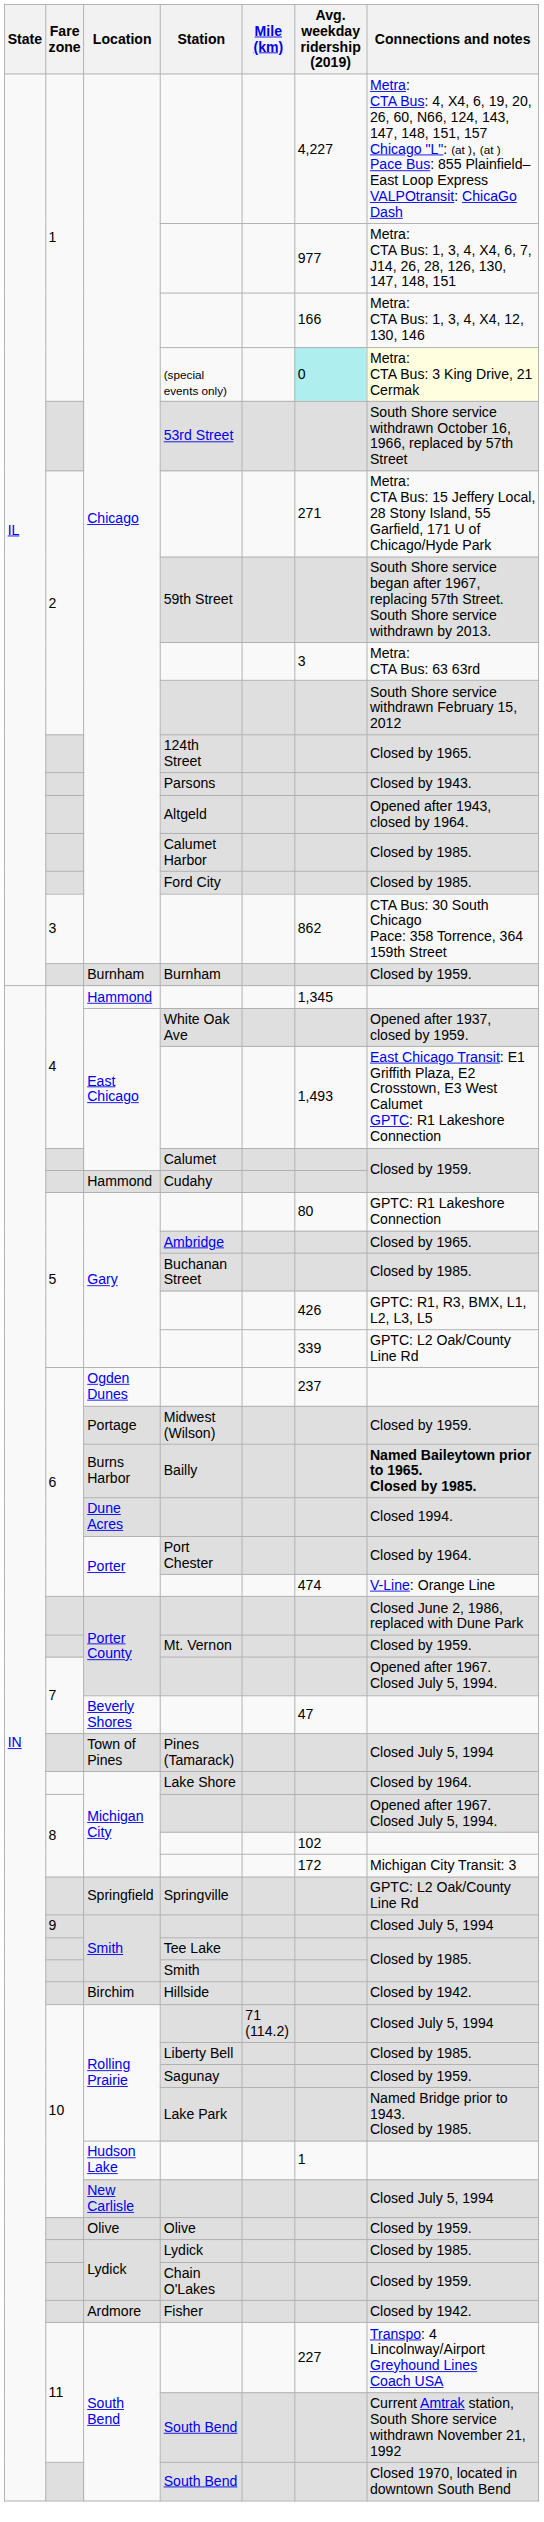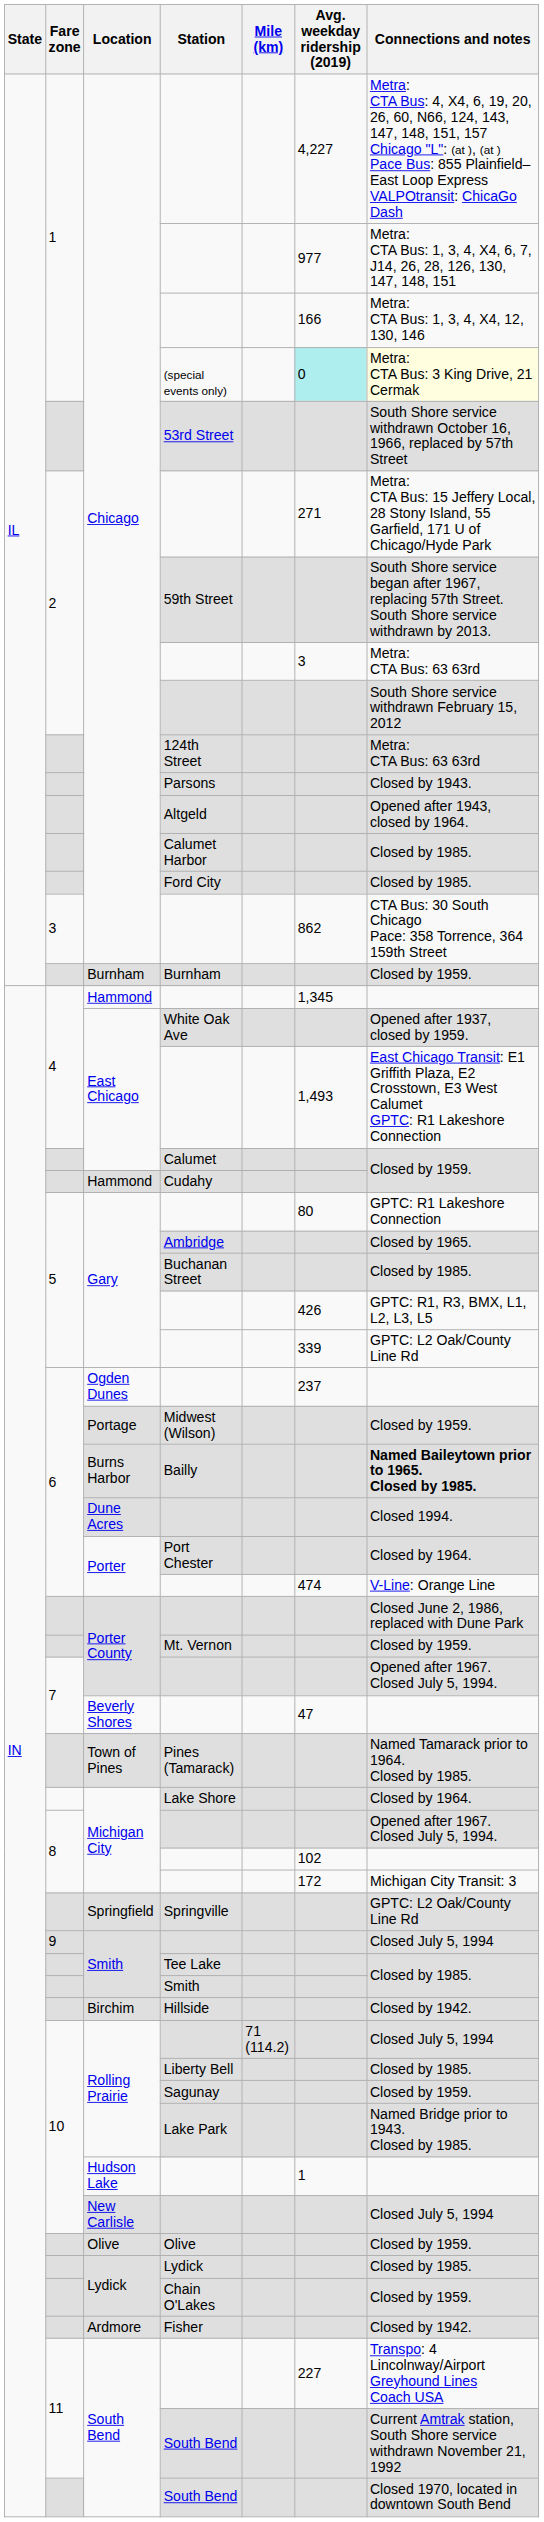(421, 753) Closed by 1965. -> (425, 753) Metra: CTA Bus: 63 63rd
(432, 1752) Closed July 5, 1994 -> (449, 1760) Named Tamarack prior to 1964. Closed by 1985.
